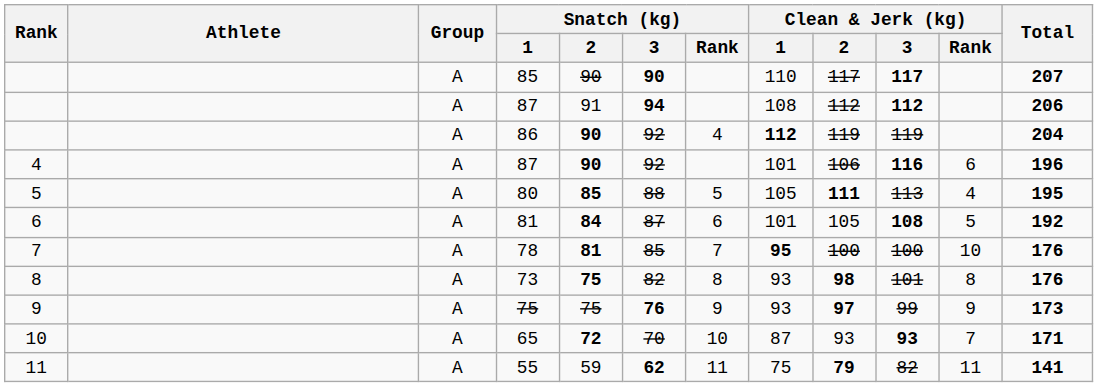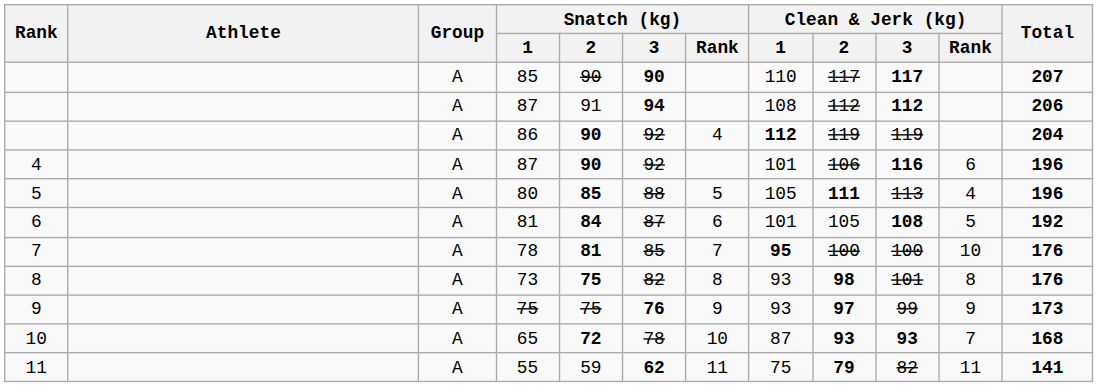(1047, 193) 195 -> (1047, 193) 196
(654, 338) 70 -> (654, 338) 78
(844, 338) normal -> (844, 338) bold
(1047, 338) 171 -> (1047, 338) 168
